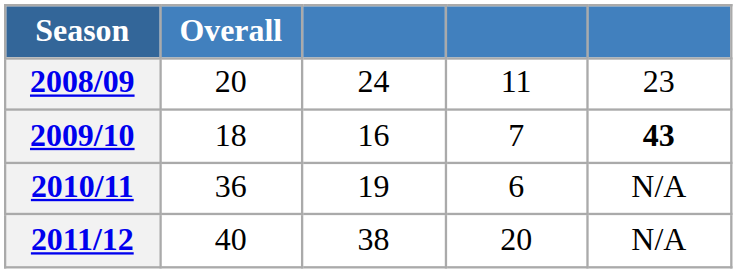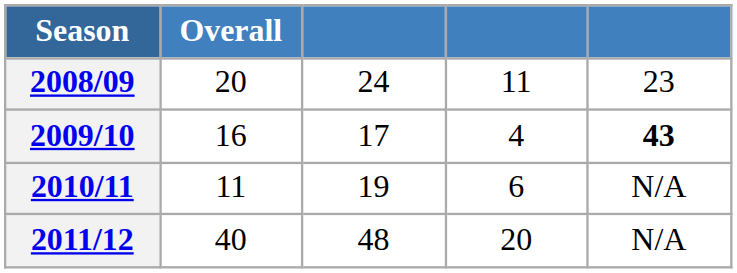(231, 134) 18 -> (231, 134) 16
(373, 134) 16 -> (373, 134) 17
(516, 134) 7 -> (516, 134) 4
(231, 186) 36 -> (231, 186) 11
(373, 239) 38 -> (373, 239) 48
